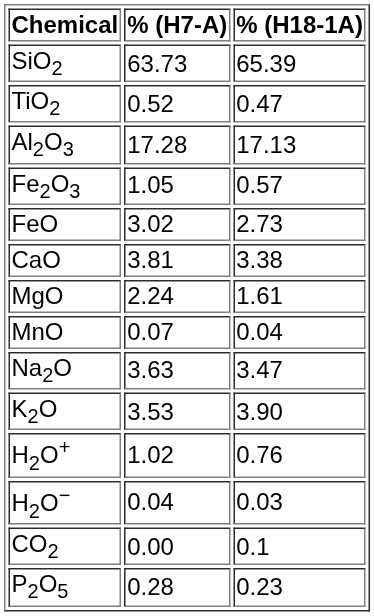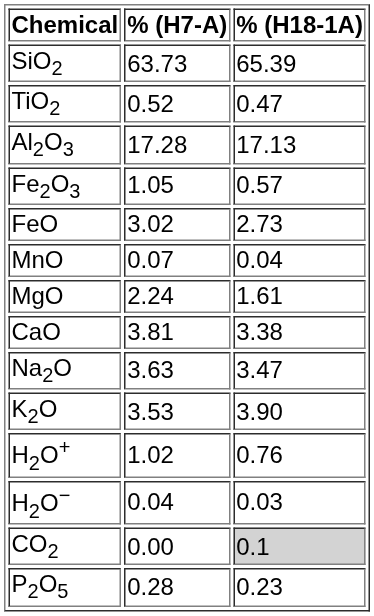rows swapped: (38, 331) <-> (36, 259)
(253, 546) no background -> (253, 546) lightgrey background
